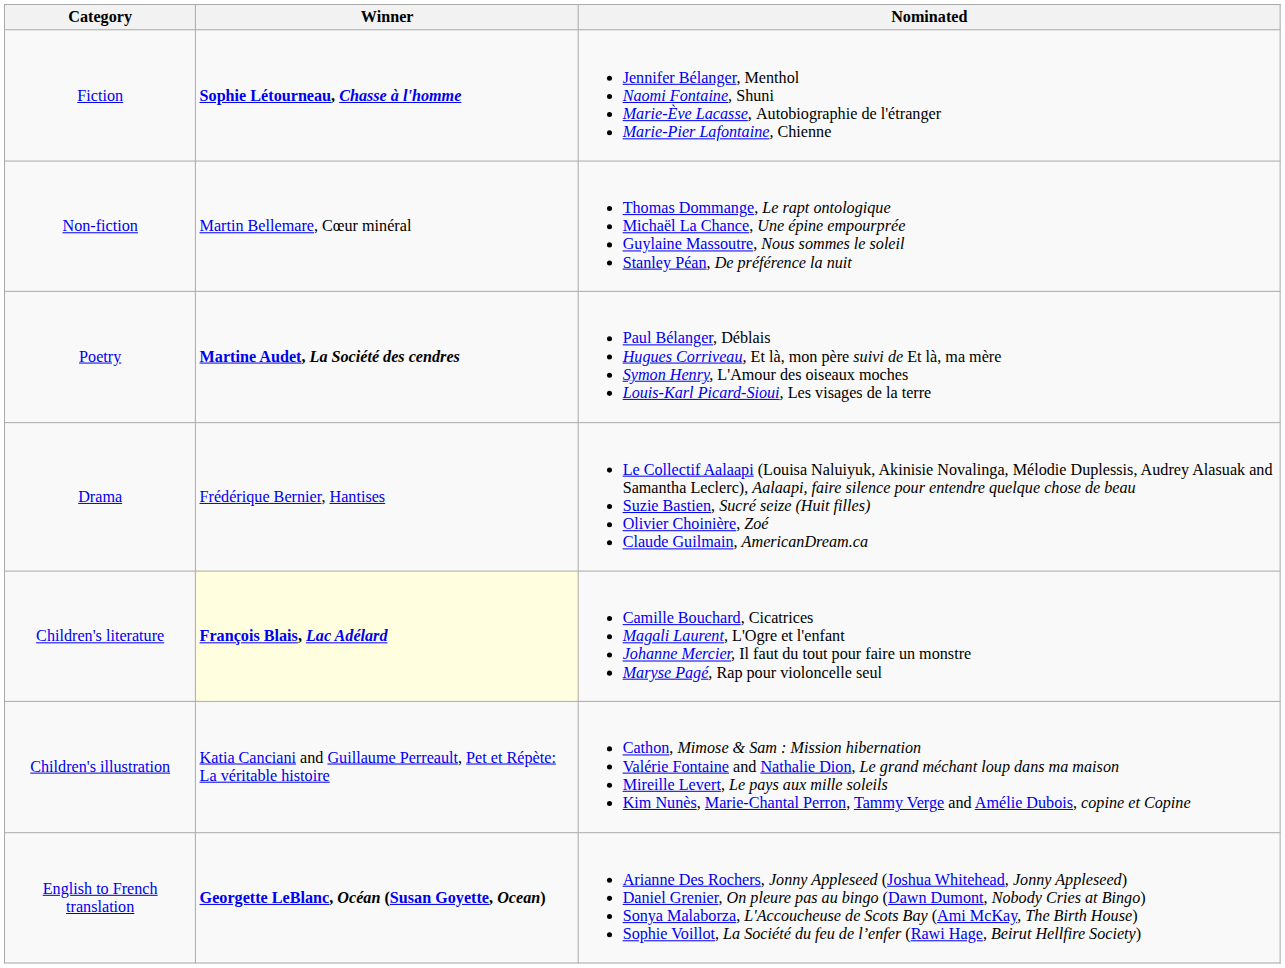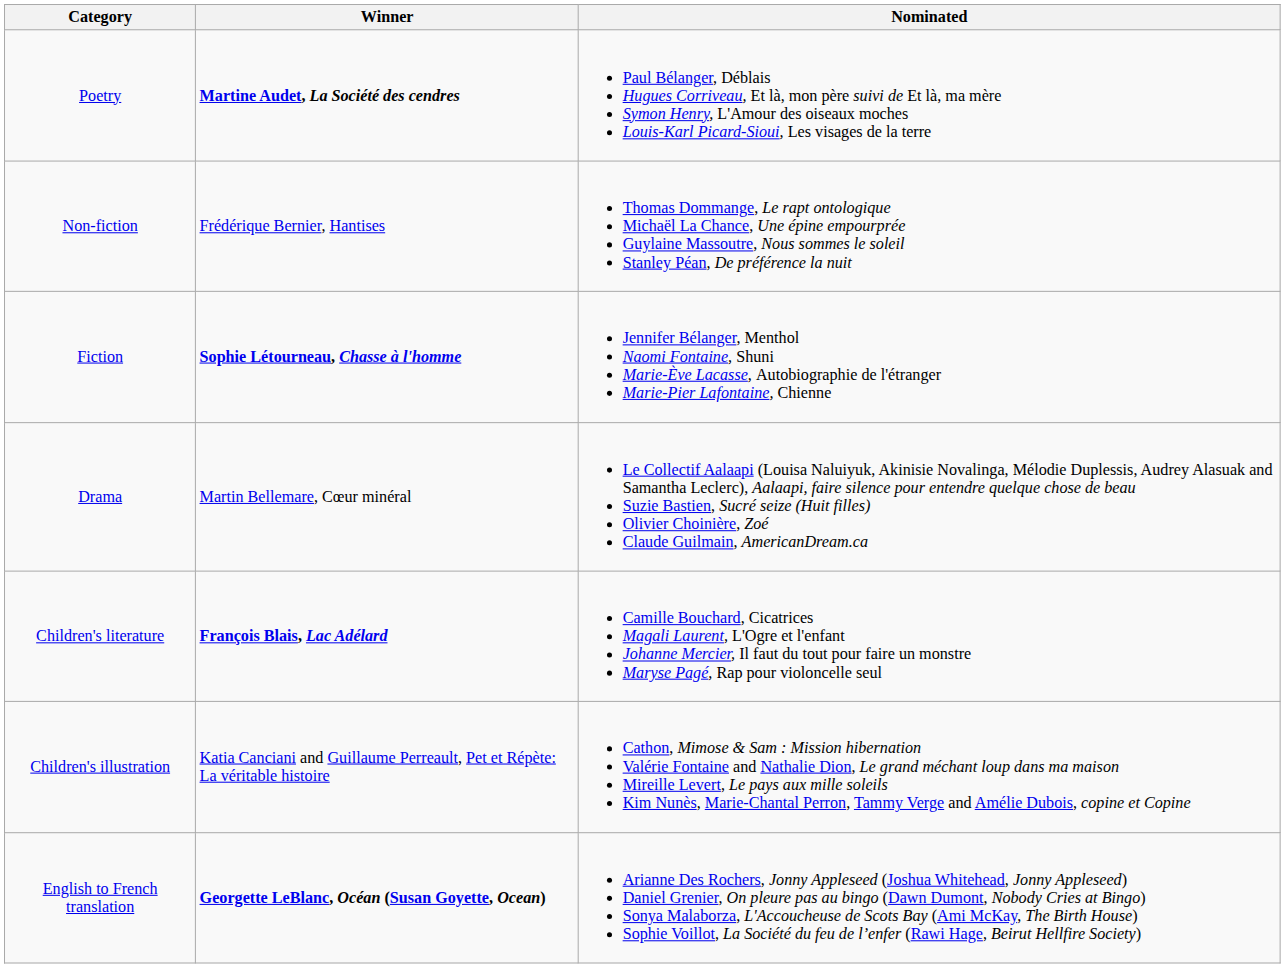rows swapped: (100, 95) <-> (100, 356)
(305, 226) Martin Bellemare, Cœur minéral -> (292, 226) Frédérique Bernier, Hantises
(292, 496) Frédérique Bernier, Hantises -> (305, 496) Martin Bellemare, Cœur minéral
(294, 636) lightyellow background -> (294, 636) no background
